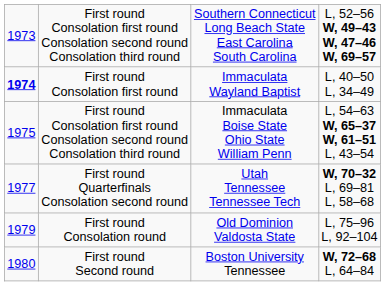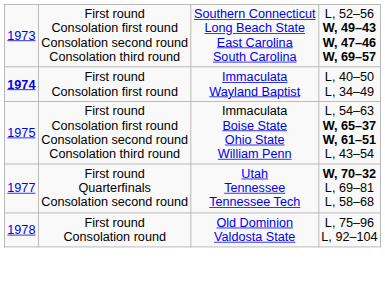(21, 229) 1979 -> (21, 229) 1978
- row: (115, 264)
